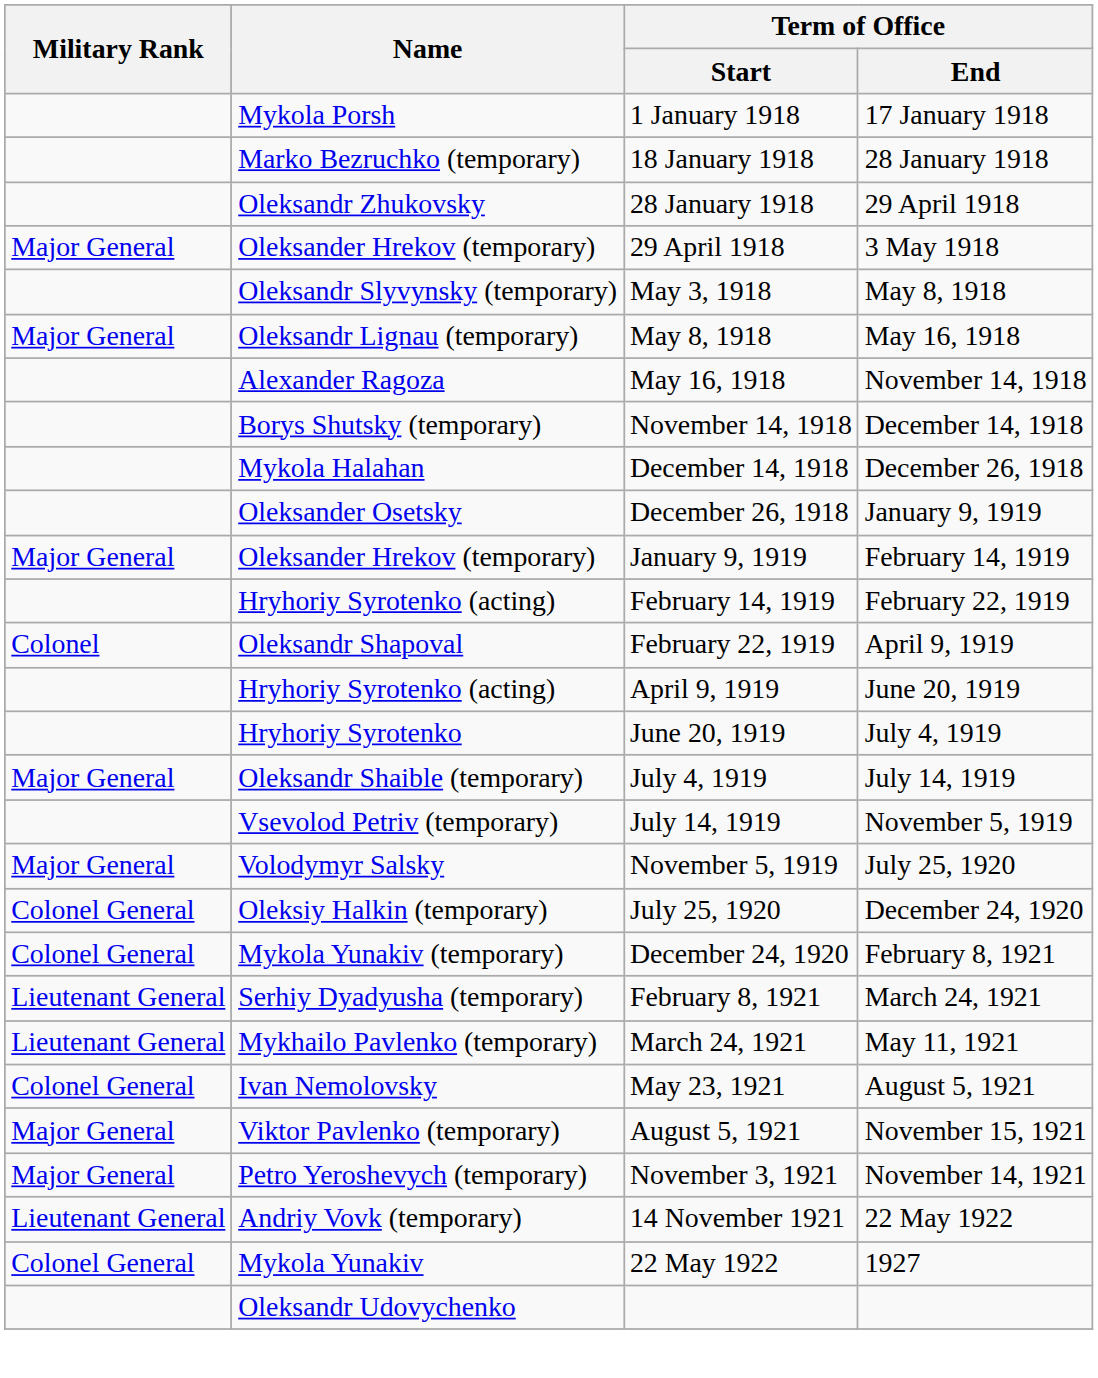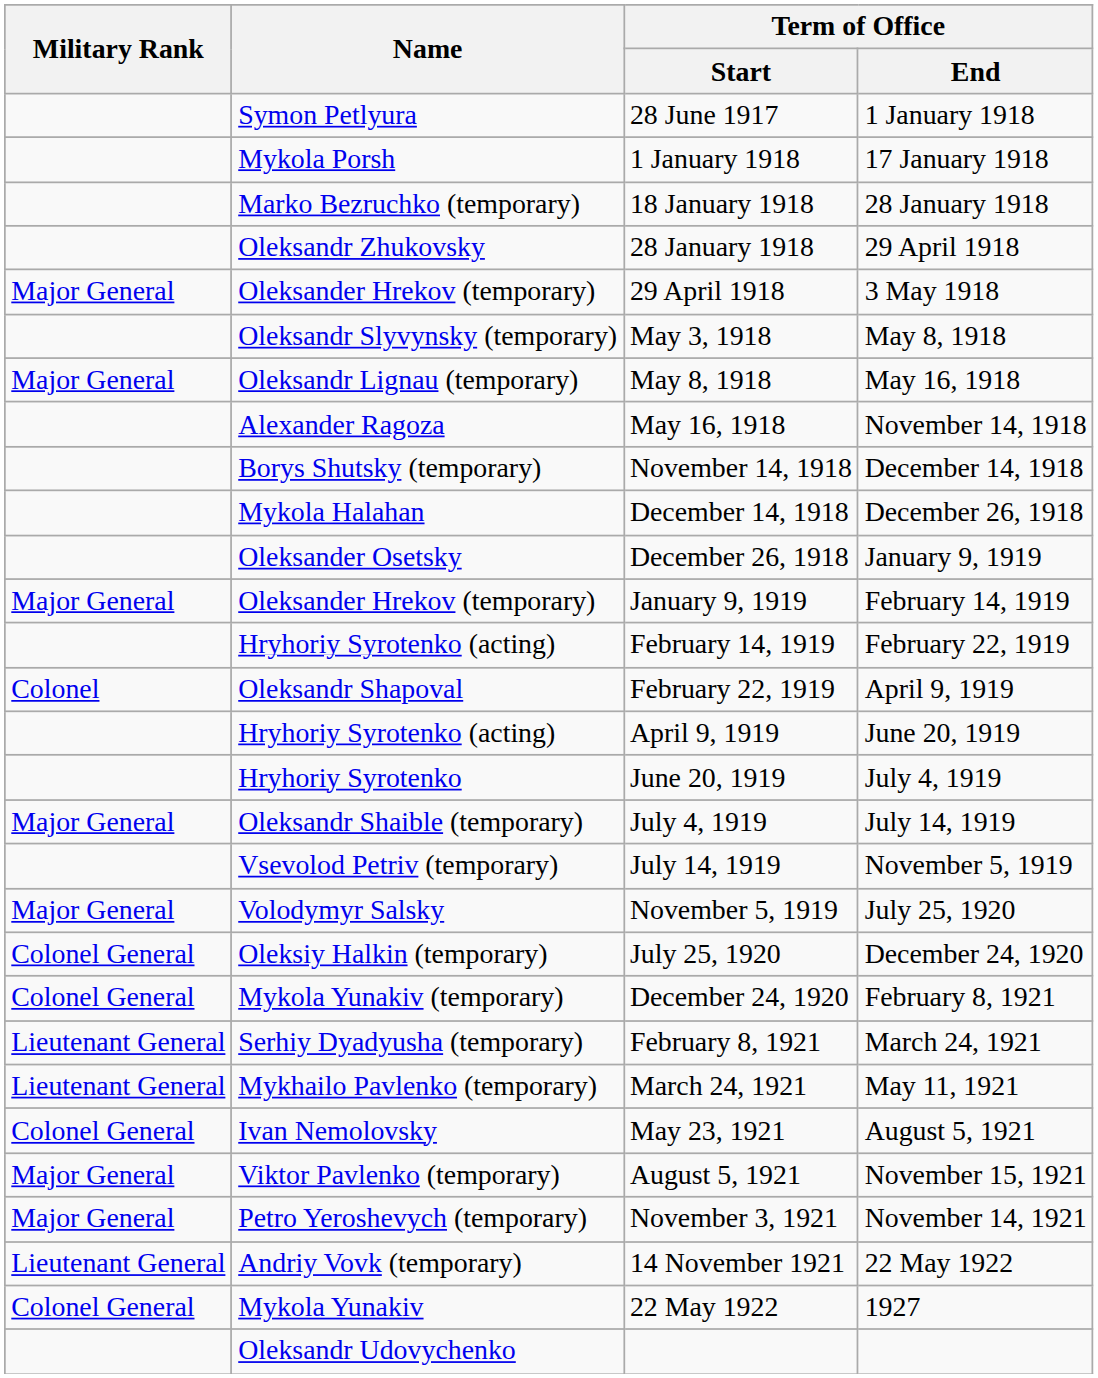+ row: (704, 114)
